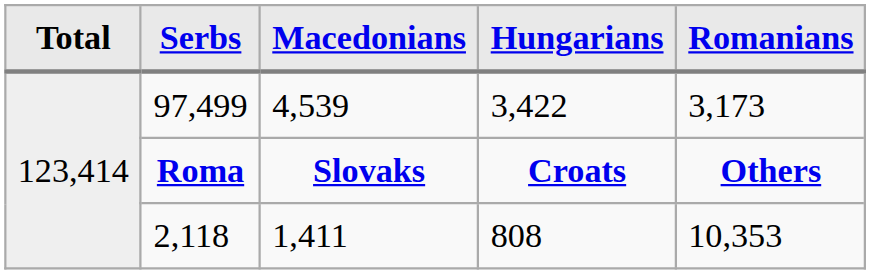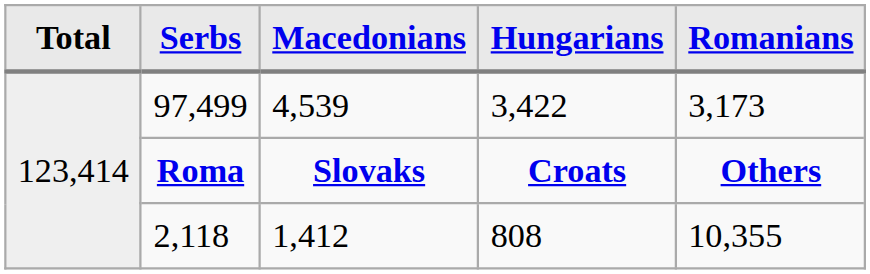(310, 235) 1,411 -> (311, 235) 1,412
(735, 235) 10,353 -> (735, 235) 10,355
